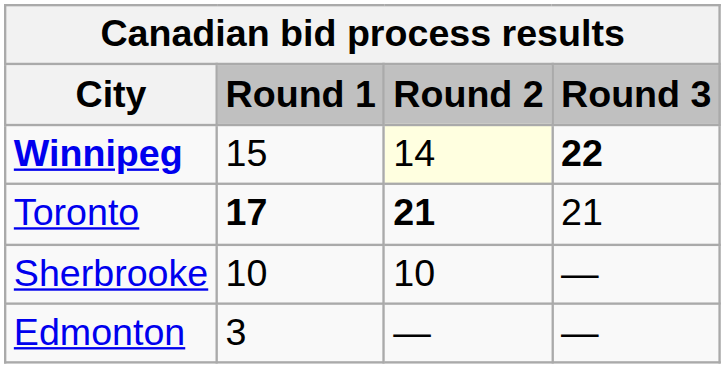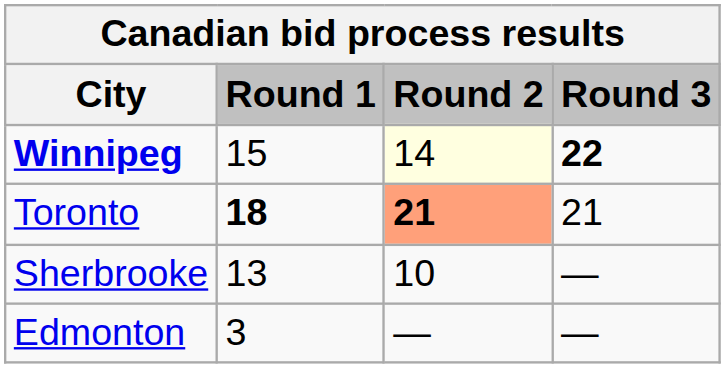(246, 213) 17 -> (246, 213) 18
(414, 213) no background -> (414, 213) lightsalmon background
(246, 272) 10 -> (246, 272) 13
